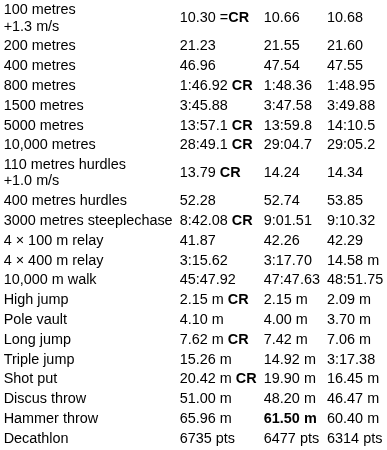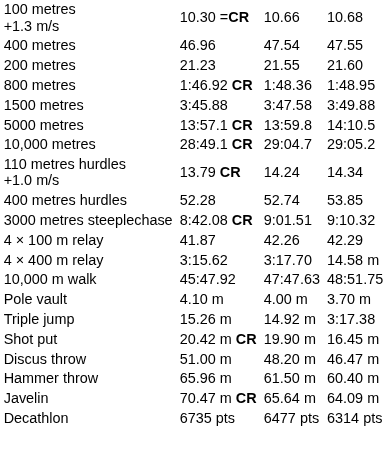rows swapped: (40, 45) <-> (40, 65)
- row: (36, 299)
- row: (37, 339)
(290, 418) bold -> (290, 378) normal
+ row: (26, 398)
